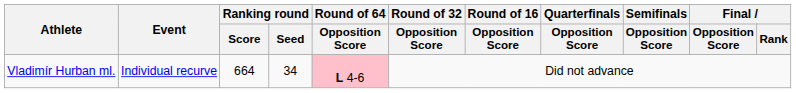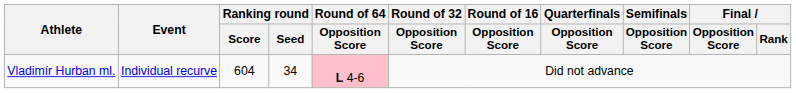(244, 72) 664 -> (244, 72) 604
